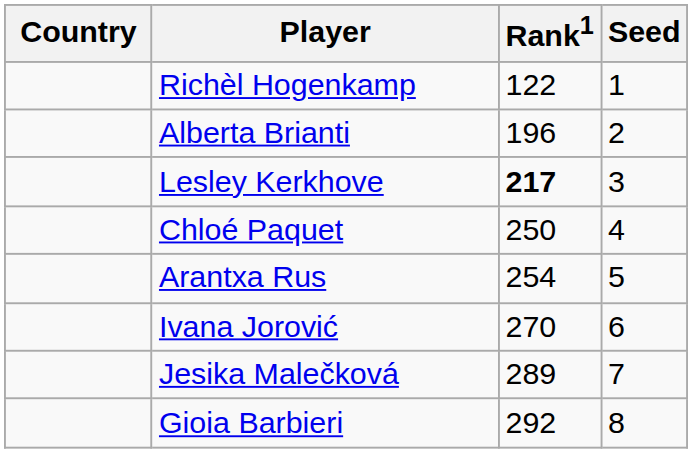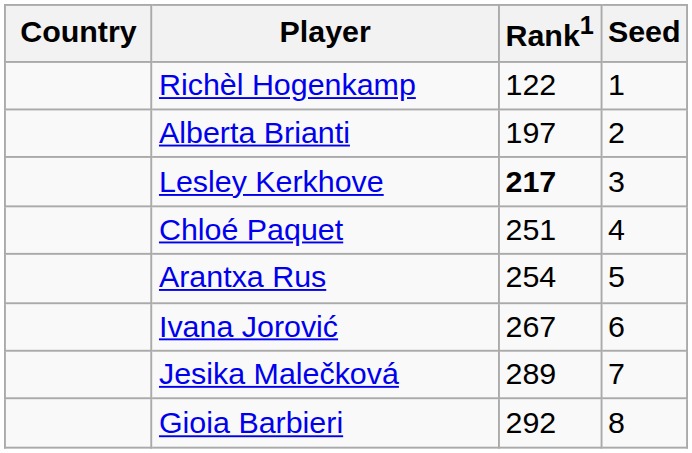(531, 133) 196 -> (531, 133) 197
(531, 229) 250 -> (531, 229) 251
(531, 326) 270 -> (531, 326) 267
